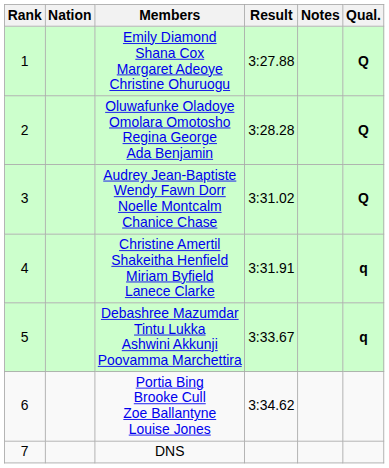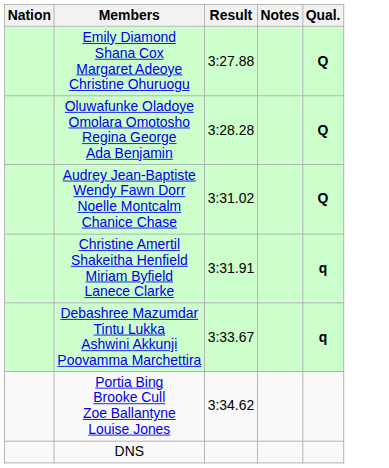- column: (25, 15)
